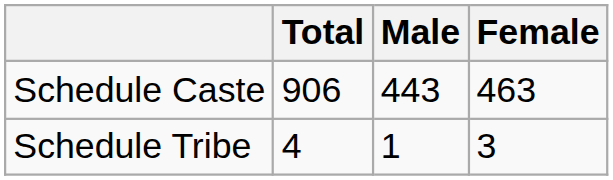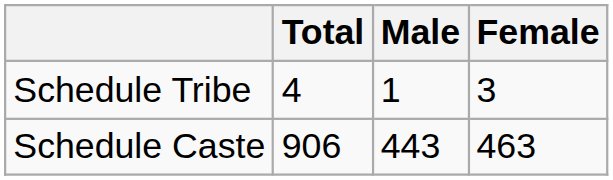rows swapped: (139, 89) <-> (132, 145)
